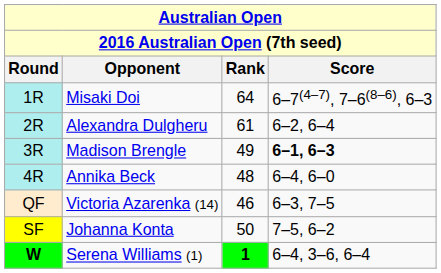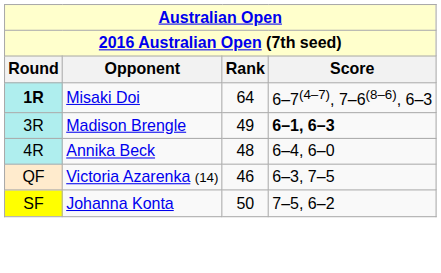(34, 96) normal -> (34, 96) bold
- row: (137, 125)
- row: (134, 254)
